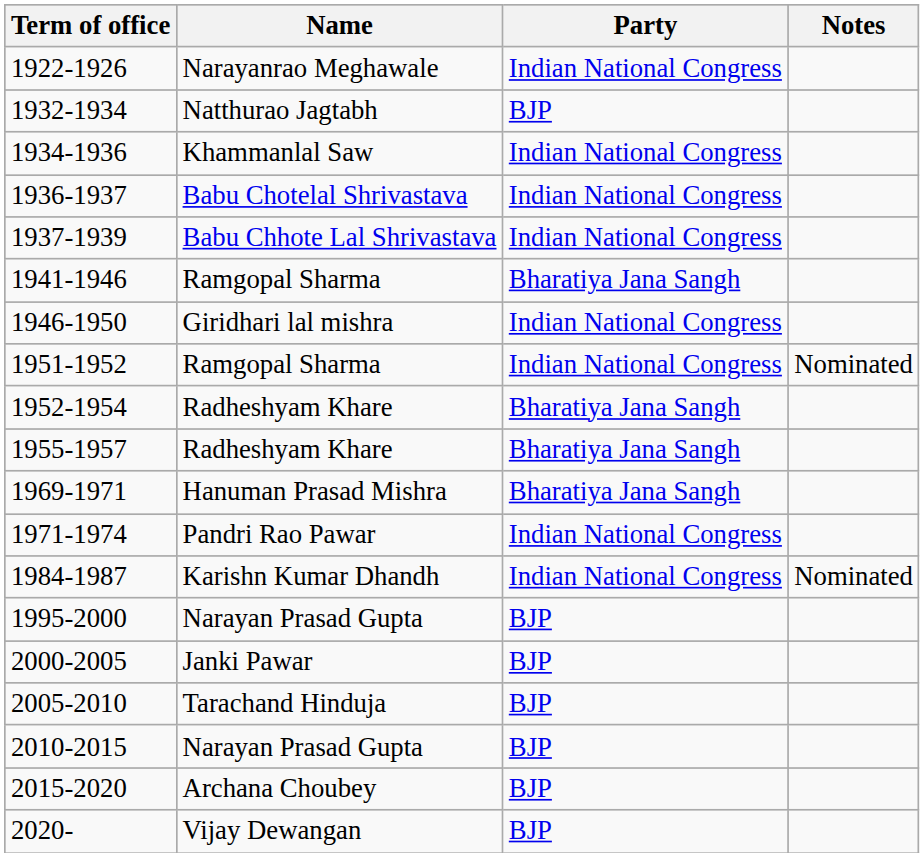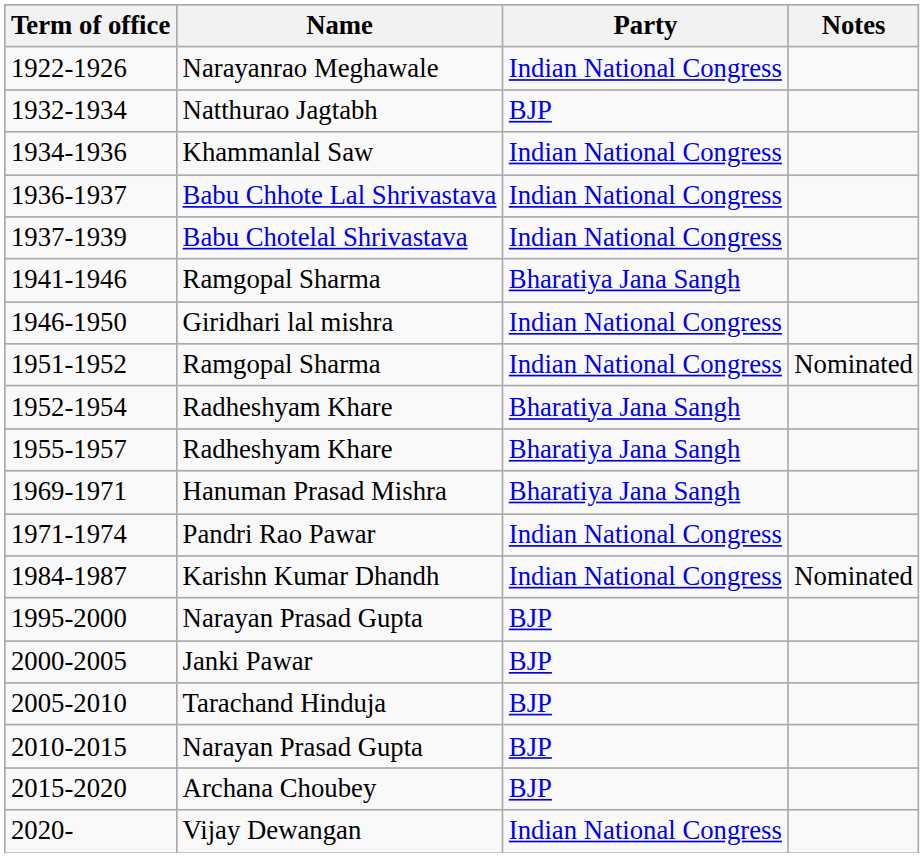(325, 195) Babu Chotelal Shrivastava -> (340, 195) Babu Chhote Lal Shrivastava
(340, 237) Babu Chhote Lal Shrivastava -> (325, 237) Babu Chotelal Shrivastava
(530, 830) BJP -> (645, 830) Indian National Congress
